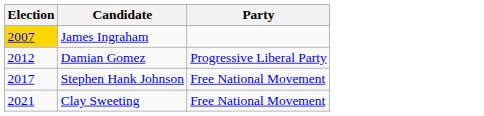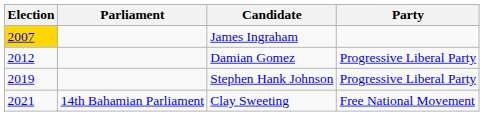+ column: (132, 15)
(21, 79) 2017 -> (21, 79) 2019
(258, 79) Free National Movement -> (408, 79) Progressive Liberal Party
